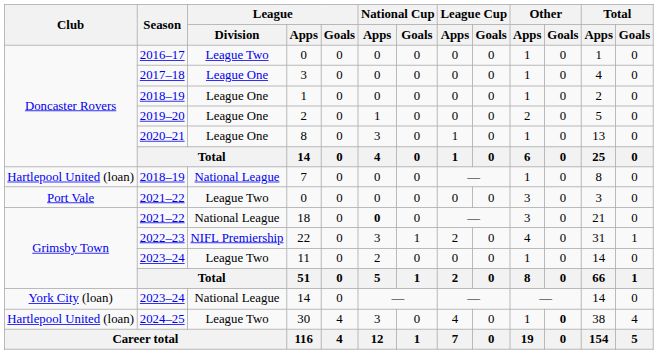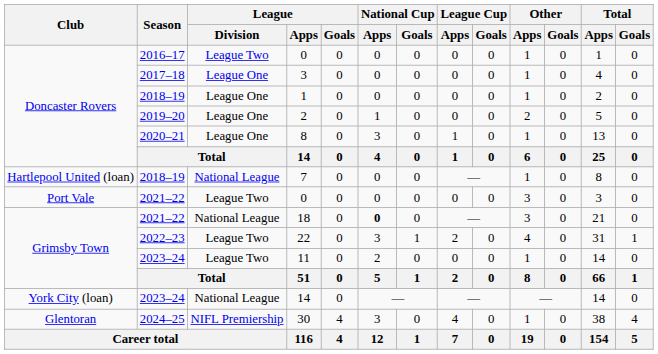(237, 237) NIFL Premiership -> (237, 237) League Two
(71, 319) Hartlepool United (loan) -> (71, 319) Glentoran
(237, 319) League Two -> (237, 319) NIFL Premiership
(563, 319) bold -> (563, 319) normal
